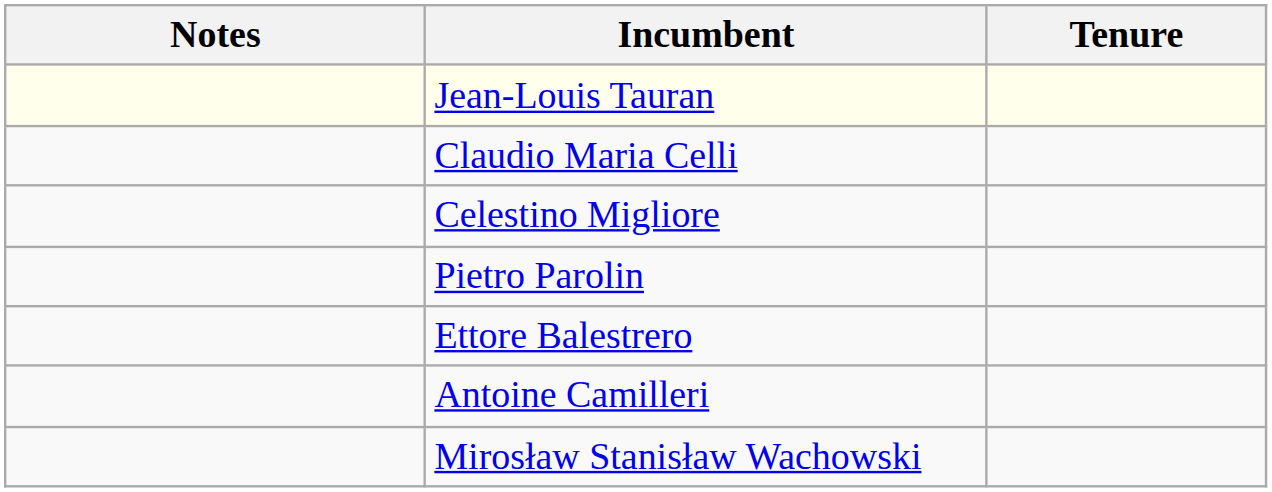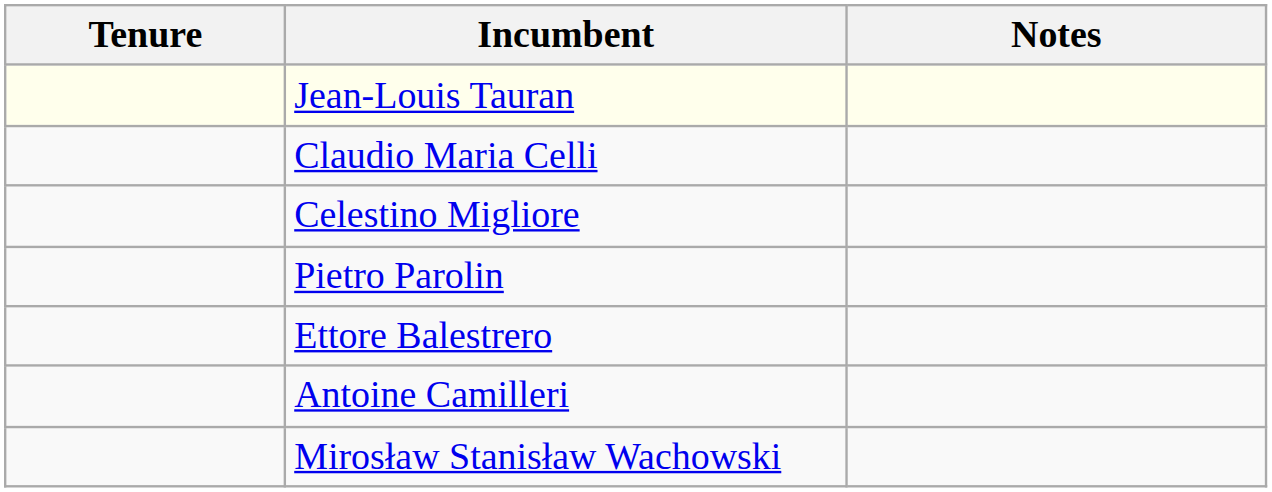columns swapped: (1126, 34) <-> (215, 34)
